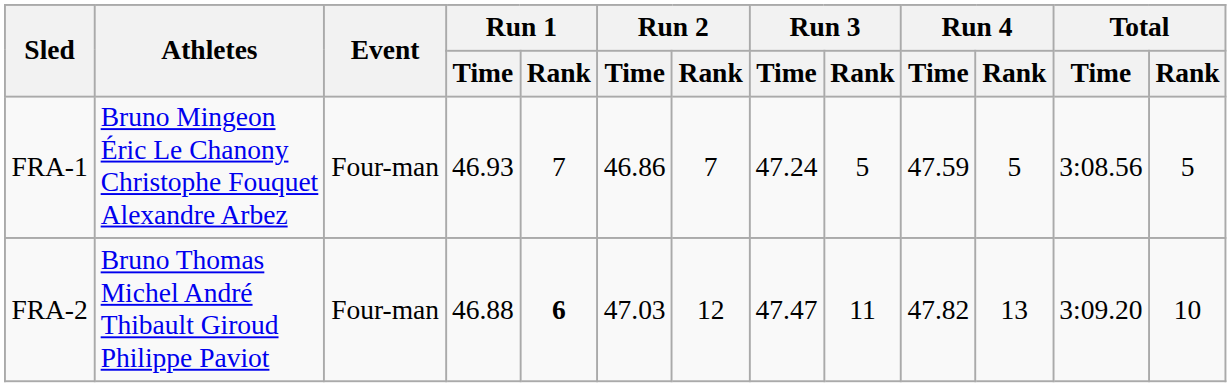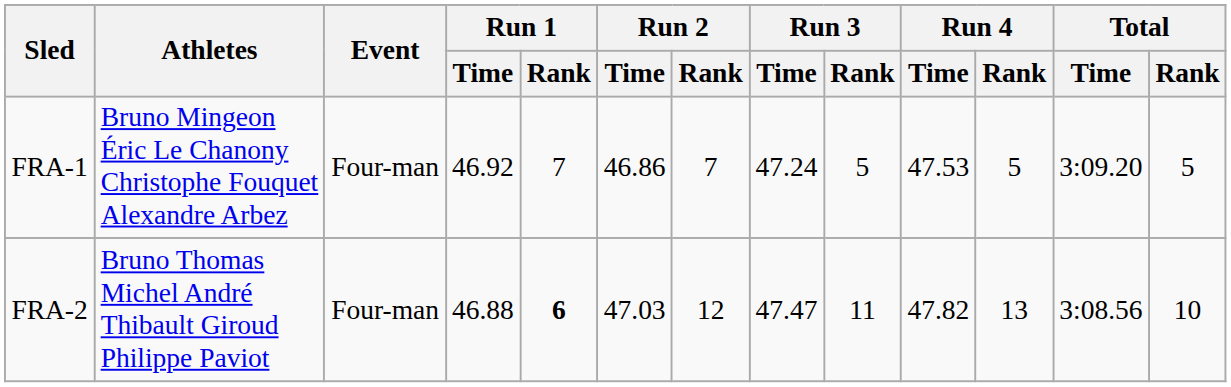(483, 167) 46.93 -> (483, 167) 46.92
(938, 167) 47.59 -> (938, 167) 47.53
(1101, 167) 3:08.56 -> (1101, 167) 3:09.20
(1101, 309) 3:09.20 -> (1101, 309) 3:08.56
